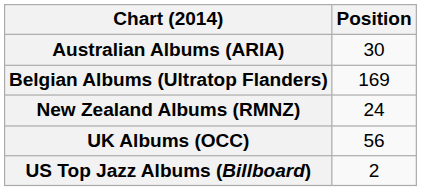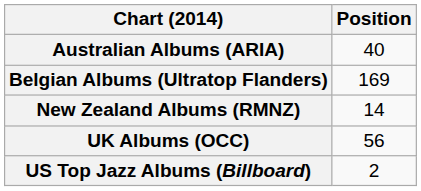(374, 49) 30 -> (374, 49) 40
(374, 110) 24 -> (374, 110) 14
